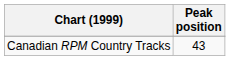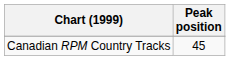(199, 45) 43 -> (199, 45) 45
